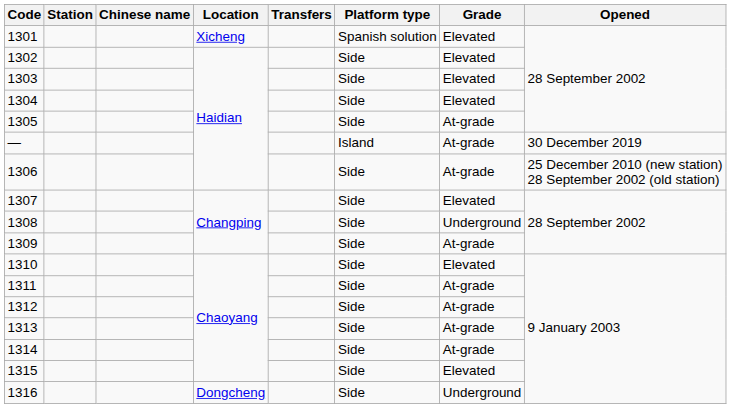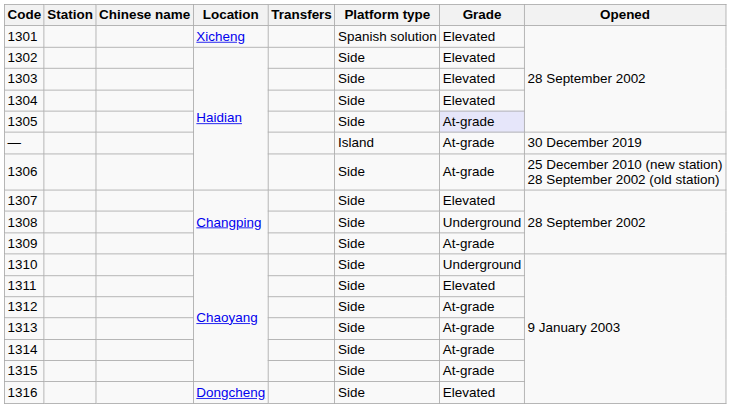(469, 121) no background -> (469, 121) lavender background
(469, 264) Elevated -> (482, 264) Underground
(469, 286) At-grade -> (469, 286) Elevated
(469, 371) Elevated -> (469, 371) At-grade
(482, 392) Underground -> (469, 392) Elevated
